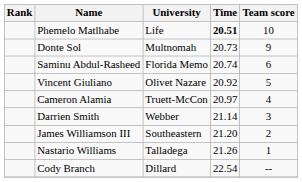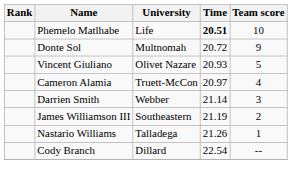(225, 47) 20.73 -> (215, 47) 20.72
- row: (89, 64)
(225, 82) 20.92 -> (215, 64) 20.93
(225, 133) 21.20 -> (215, 116) 21.19
